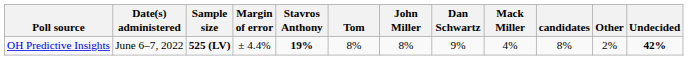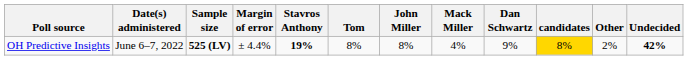columns swapped: (510, 20) <-> (458, 20)
(564, 45) no background -> (564, 45) gold background
